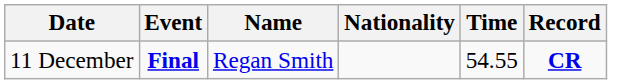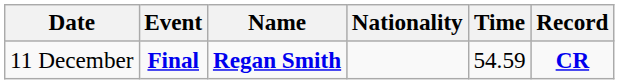(273, 59) normal -> (277, 59) bold
(492, 59) 54.55 -> (500, 59) 54.59
